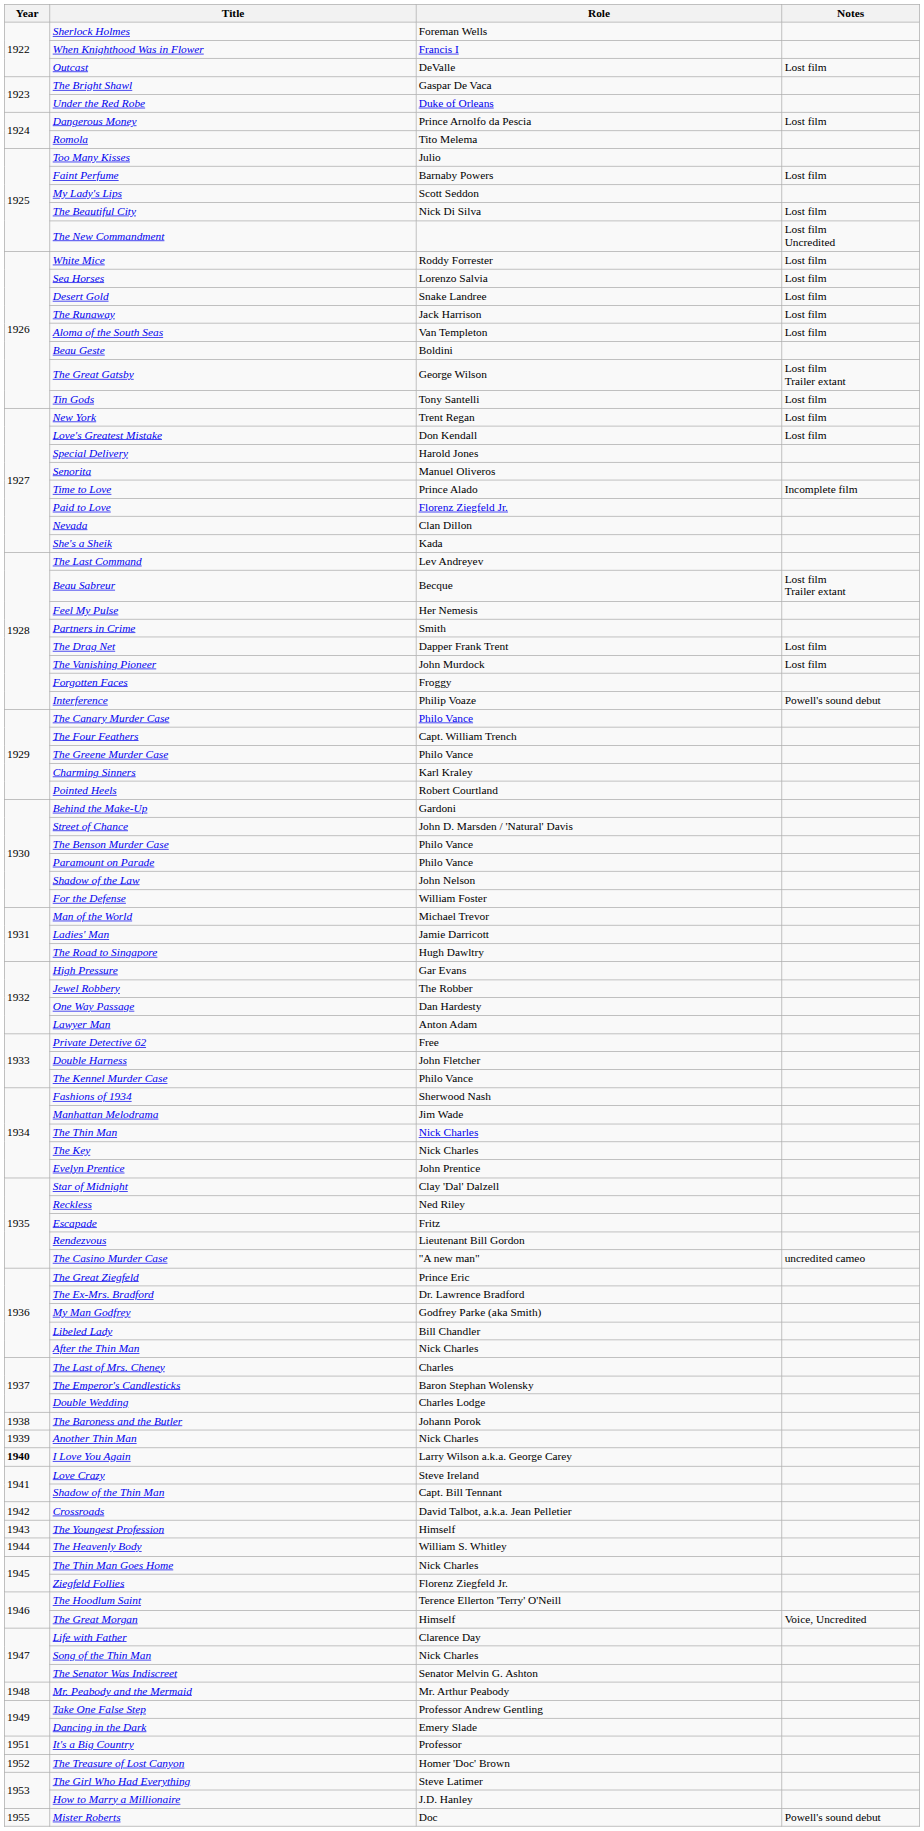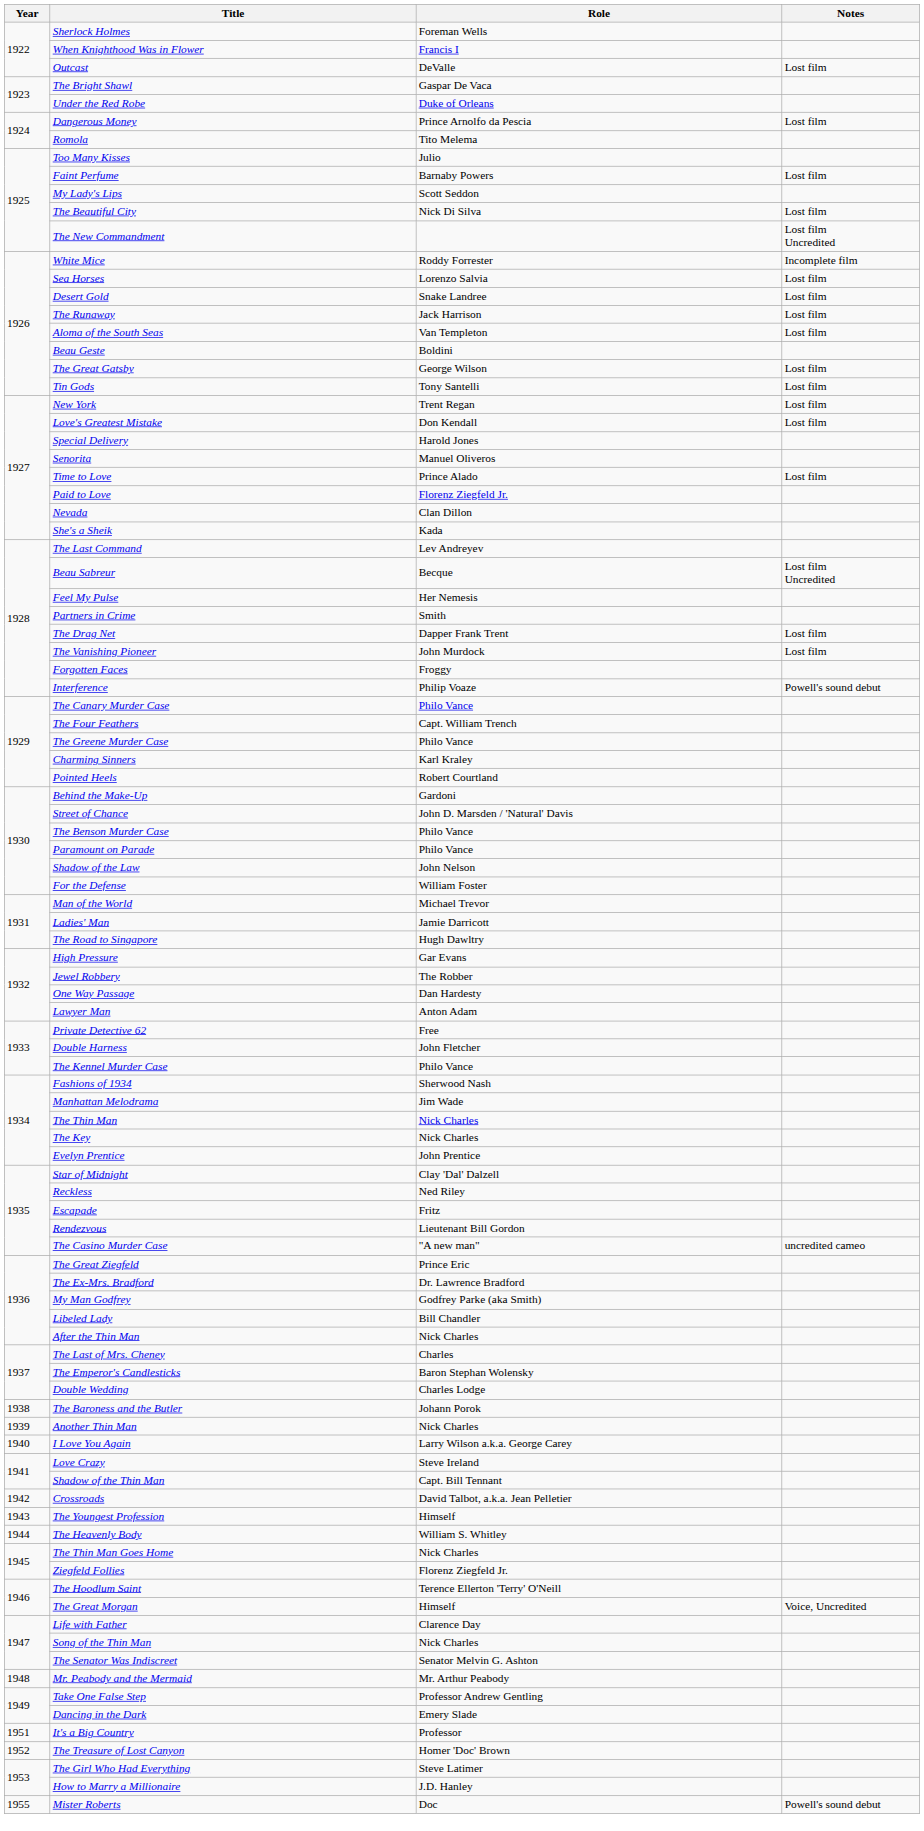(806, 260) Lost film -> (821, 260) Incomplete film
(815, 374) Lost film Trailer extant -> (806, 368) Lost film
(821, 489) Incomplete film -> (806, 476) Lost film
(815, 585) Lost film Trailer extant -> (810, 573) Lost film Uncredited
(18, 1457) bold -> (18, 1444) normal
